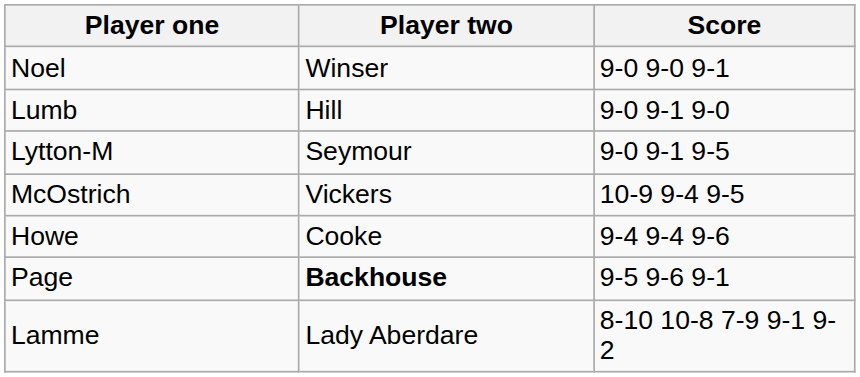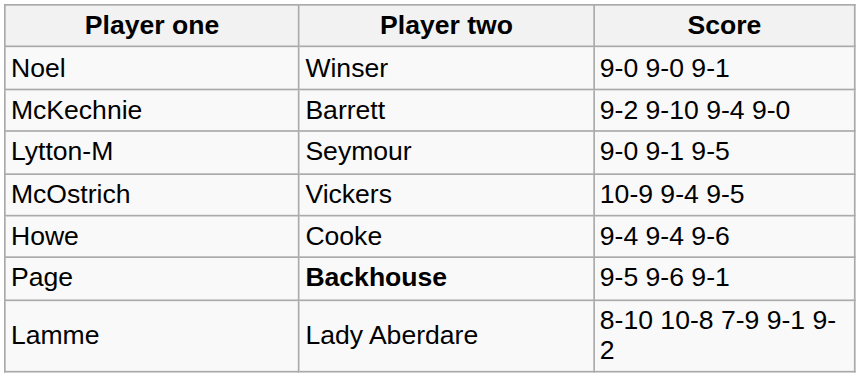- row: (44, 109)
+ row: (77, 109)
